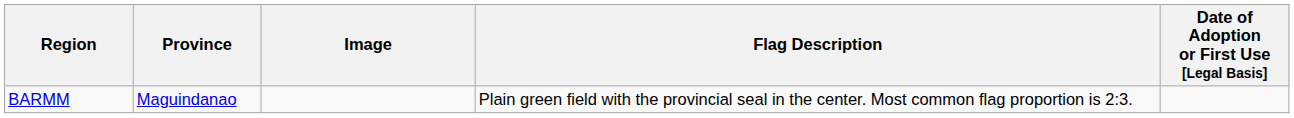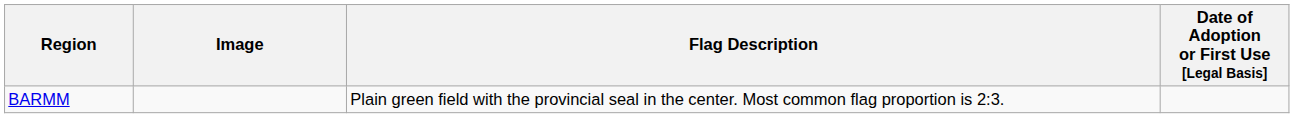- column: (197, 45)
